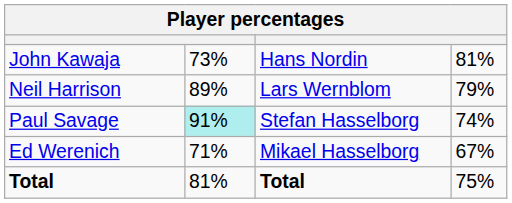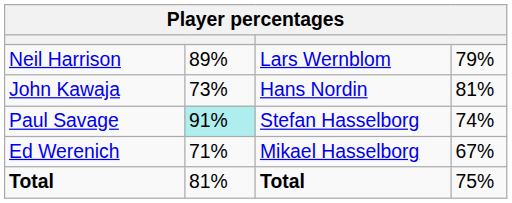rows swapped: (65, 90) <-> (65, 59)
